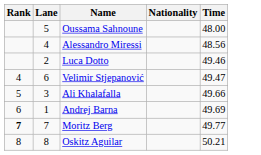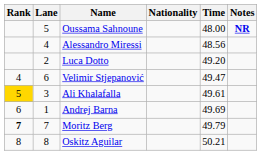+ column: (242, 12)
(214, 61) 49.46 -> (214, 61) 49.20
(19, 93) no background -> (19, 93) gold background
(214, 93) 49.66 -> (214, 93) 49.61
(214, 126) 49.77 -> (214, 126) 49.79
